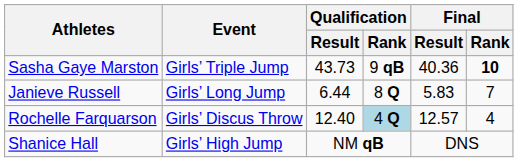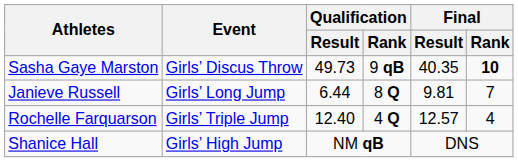(227, 68) Girls’ Triple Jump -> (234, 68) Girls’ Discus Throw
(335, 68) 43.73 -> (335, 68) 49.73
(439, 68) 40.36 -> (439, 68) 40.35
(439, 93) 5.83 -> (439, 93) 9.81
(234, 119) Girls’ Discus Throw -> (227, 119) Girls’ Triple Jump
(387, 119) lightblue background -> (387, 119) no background
